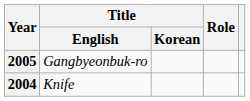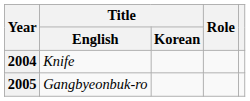rows swapped: (22, 84) <-> (22, 61)
